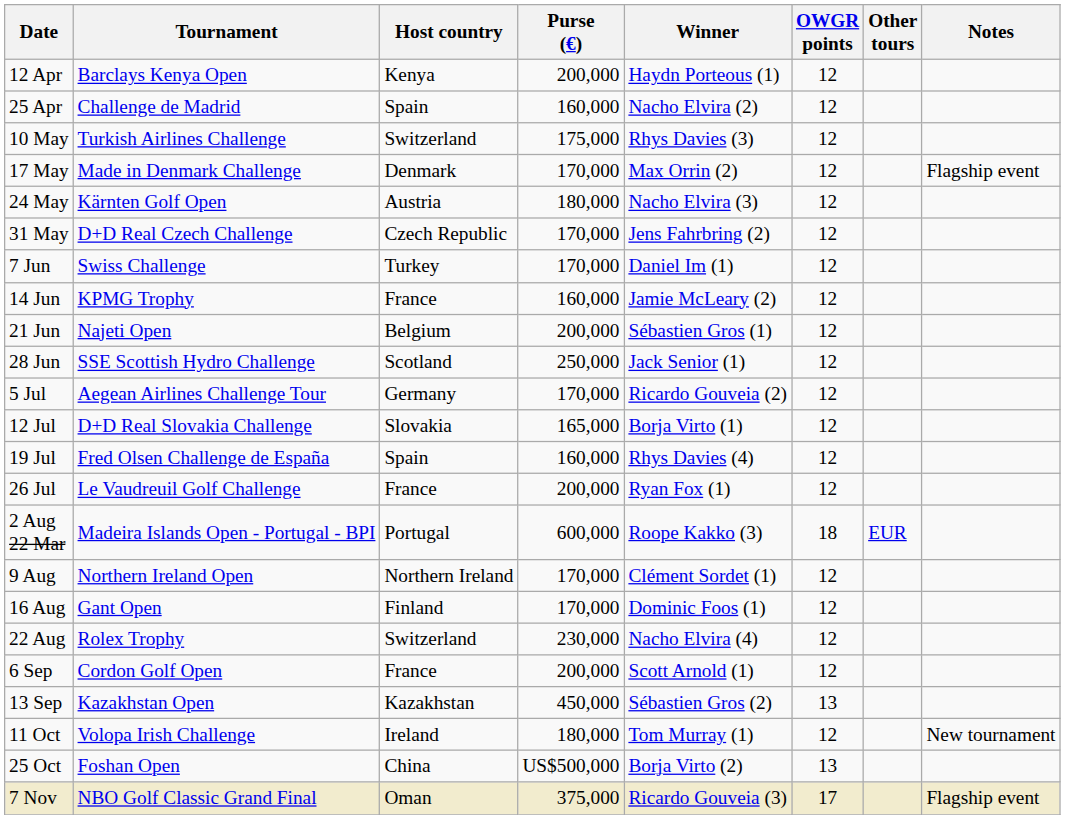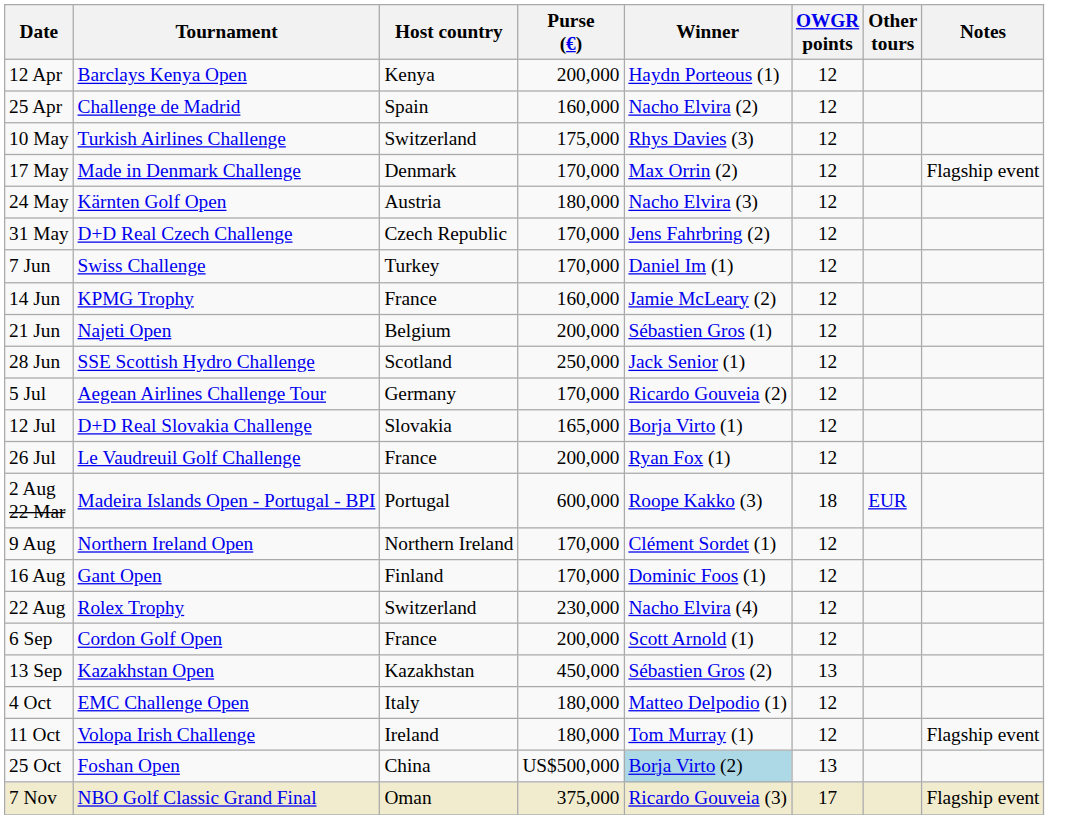- row: (32, 457)
+ row: (30, 702)
(991, 734) New tournament -> (983, 734) Flagship event
(686, 766) no background -> (686, 766) lightblue background
